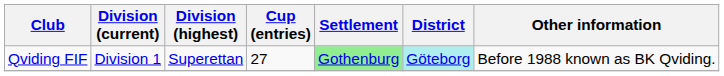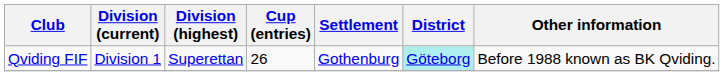(259, 58) 27 -> (259, 58) 26
(359, 58) lightgreen background -> (359, 58) no background
